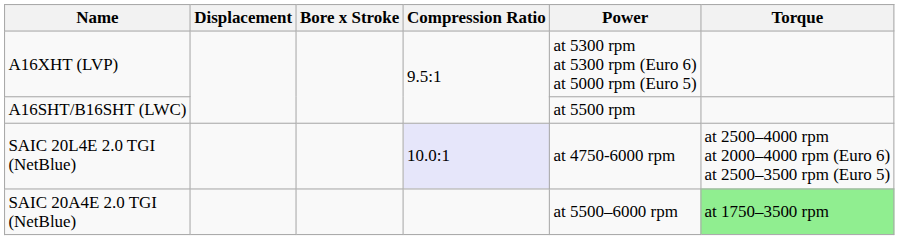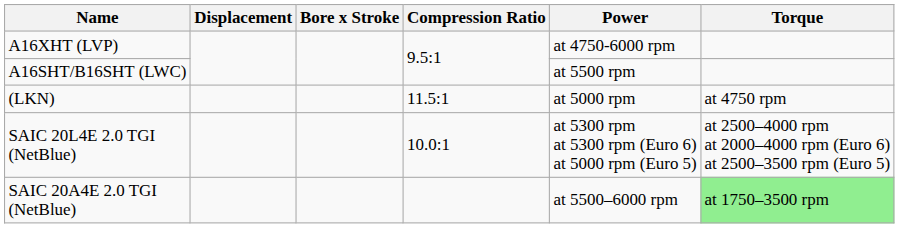(625, 63) at 5300 rpm at 5300 rpm (Euro 6) at 5000 rpm (Euro 5) -> (614, 44) at 4750-6000 rpm
+ row: (32, 98)
(428, 155) lavender background -> (428, 144) no background
(614, 155) at 4750-6000 rpm -> (625, 144) at 5300 rpm at 5300 rpm (Euro 6) at 5000 rpm (Euro 5)
